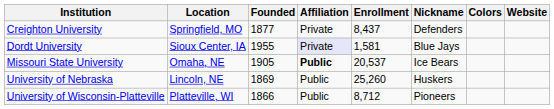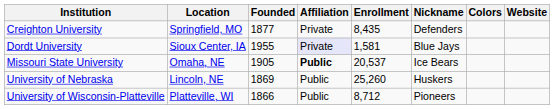(367, 29) 8,437 -> (367, 29) 8,435
